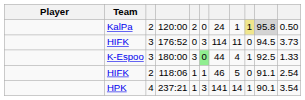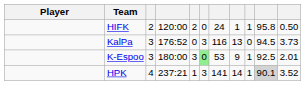(120, 27) KalPa -> (118, 27) HIFK
(250, 27) khaki background -> (250, 27) no background
(266, 27) lightgrey background -> (266, 27) no background
(118, 42) HIFK -> (120, 42) KalPa
(219, 42) 114 -> (219, 42) 116
(237, 42) 11 -> (237, 42) 13
(219, 57) 44 -> (219, 57) 53
(237, 57) 4 -> (237, 57) 9
(289, 57) 1.33 -> (289, 57) 2.01
- row: (173, 73)
(266, 88) no background -> (266, 73) lightgrey background
(289, 88) 3.54 -> (289, 73) 3.52
